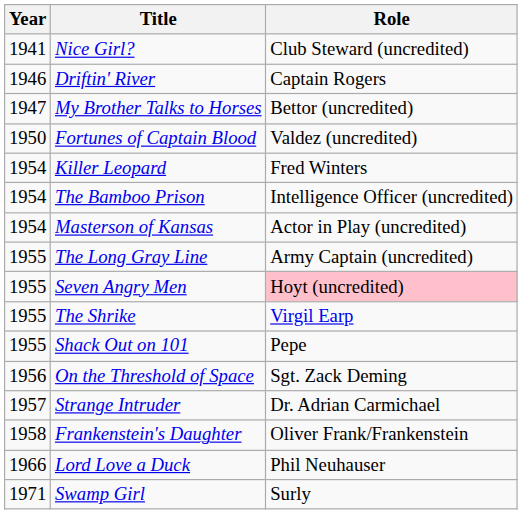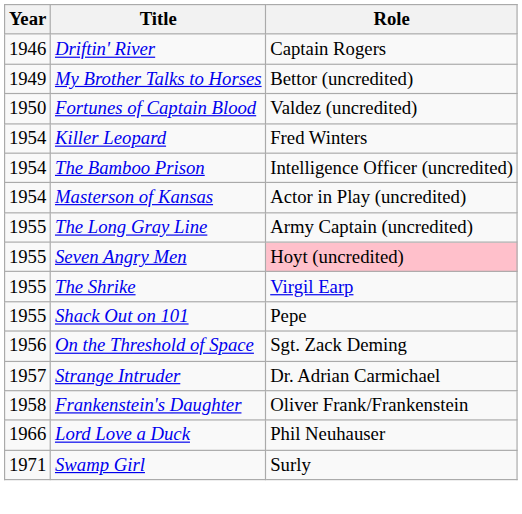- row: (95, 49)
(28, 108) 1947 -> (28, 78) 1949
